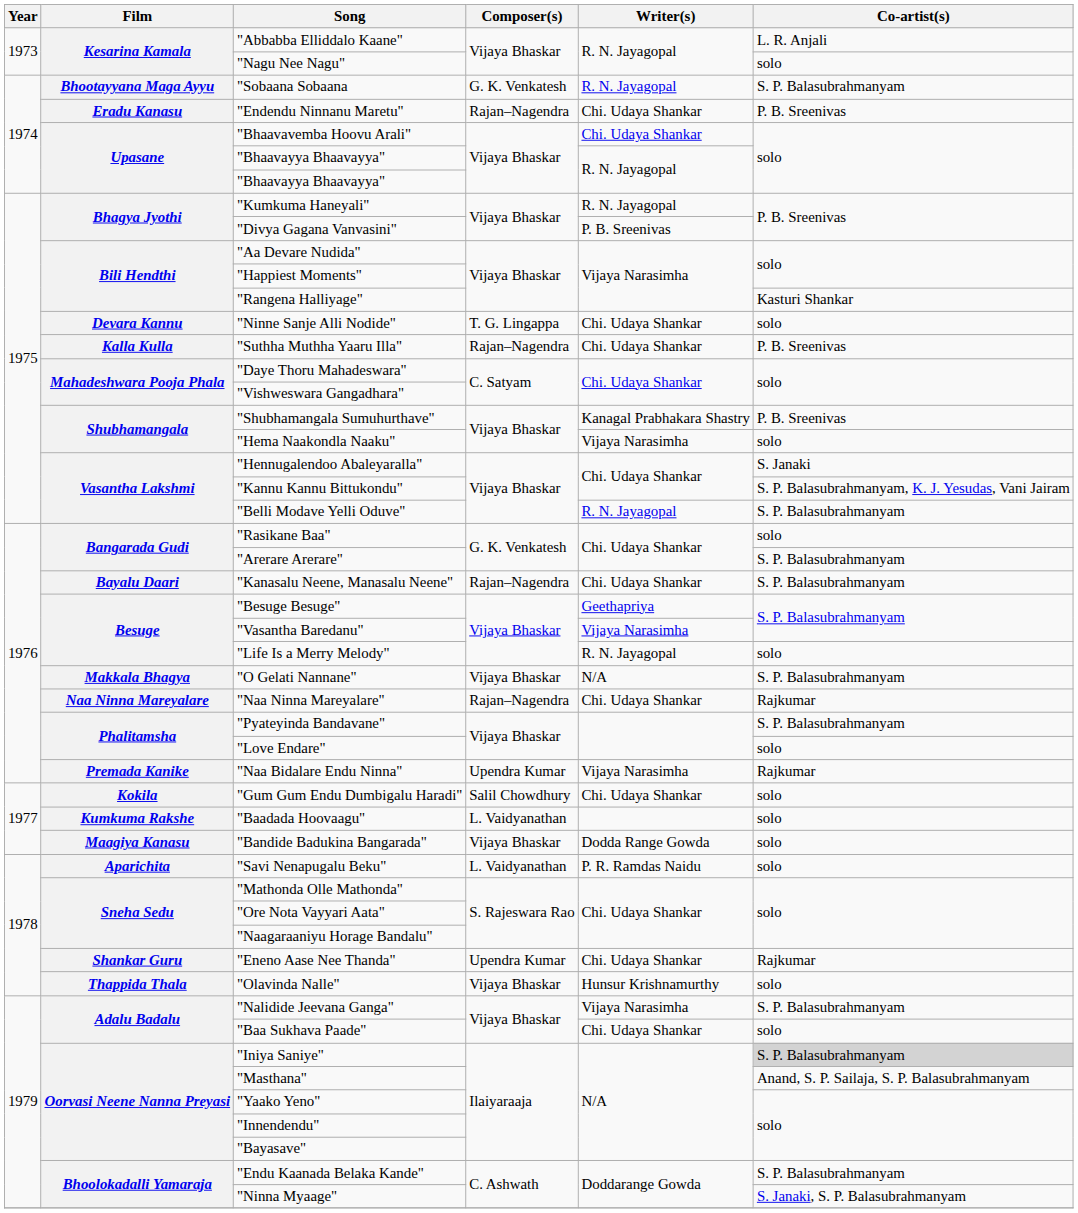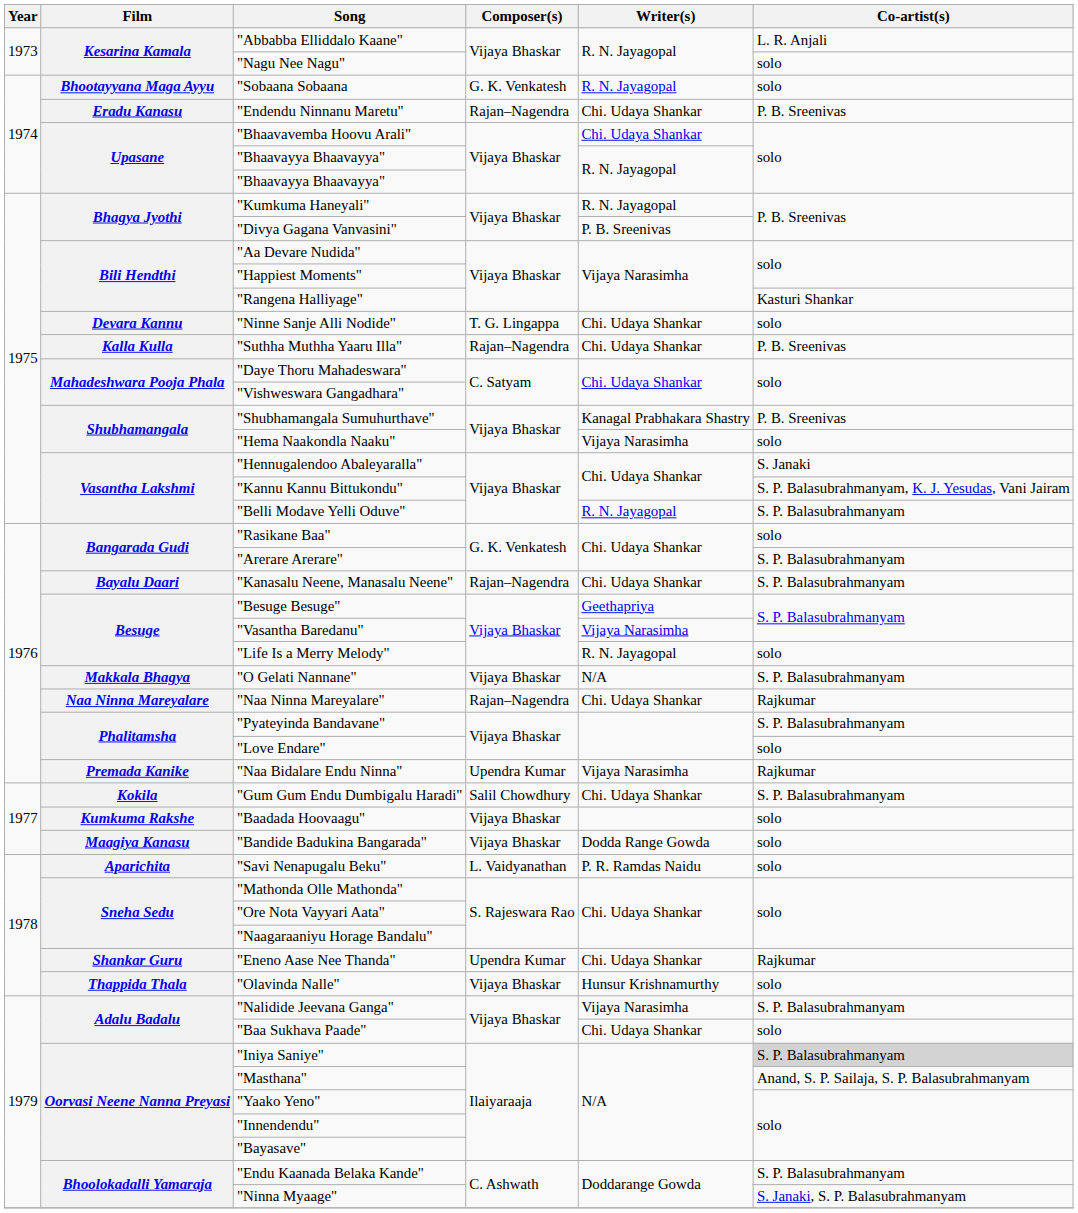(831, 87) S. P. Balasubrahmanyam -> (769, 87) solo
(769, 795) solo -> (831, 795) S. P. Balasubrahmanyam
(518, 818) L. Vaidyanathan -> (515, 818) Vijaya Bhaskar
